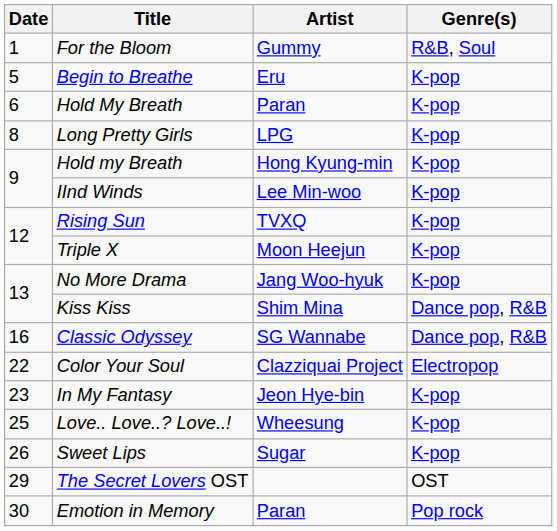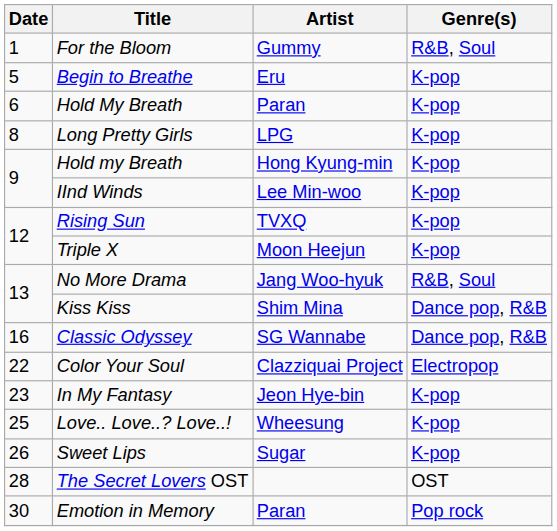(435, 279) K-pop -> (453, 279) R&B, Soul
(19, 481) 29 -> (19, 481) 28
